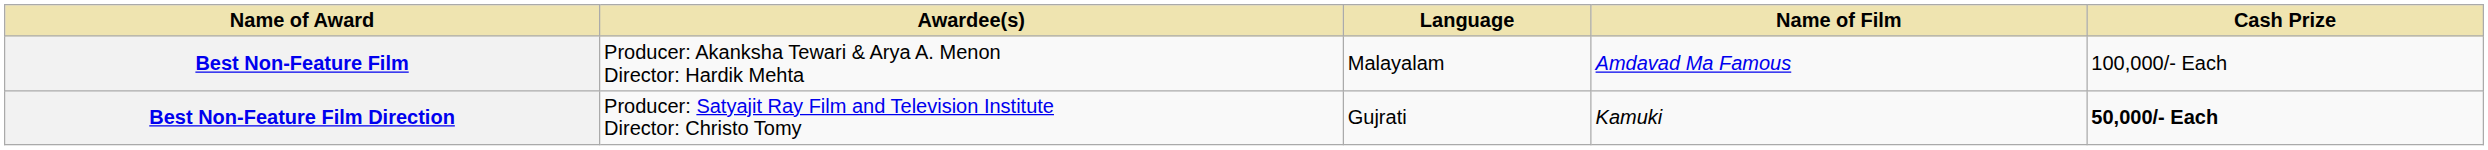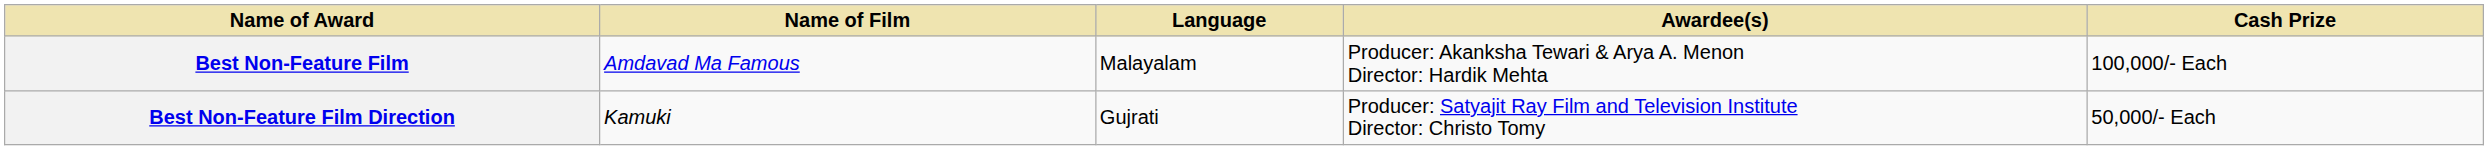columns swapped: (1839, 20) <-> (971, 20)
(2155, 117) bold -> (2154, 117) normal
